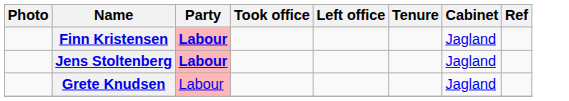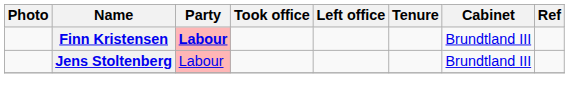(471, 38) Jagland -> (488, 38) Brundtland III
(203, 61) bold -> (201, 61) normal
(471, 61) Jagland -> (488, 61) Brundtland III
- row: (114, 84)
